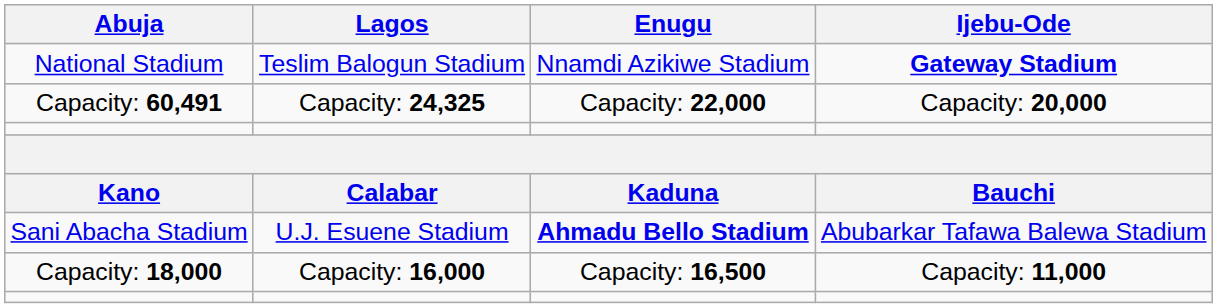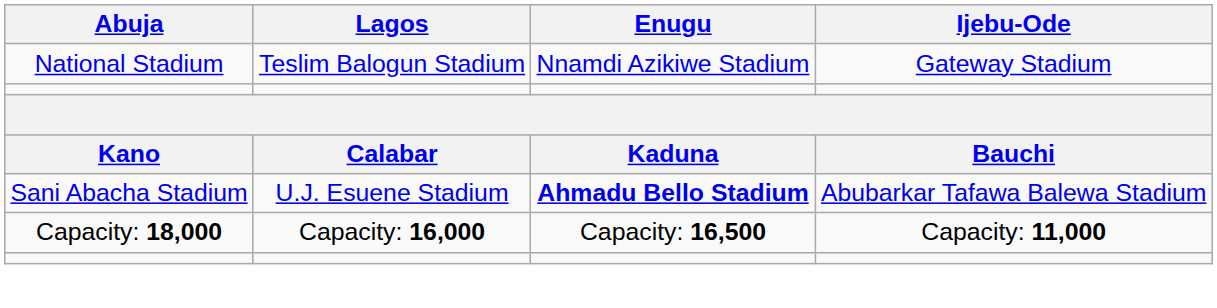(1014, 63) bold -> (1014, 63) normal
- row: (129, 102)
